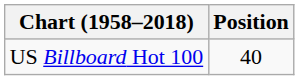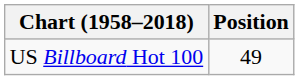(251, 56) 40 -> (251, 56) 49
